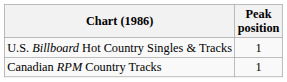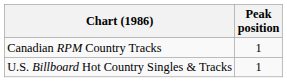rows swapped: (120, 47) <-> (84, 67)
